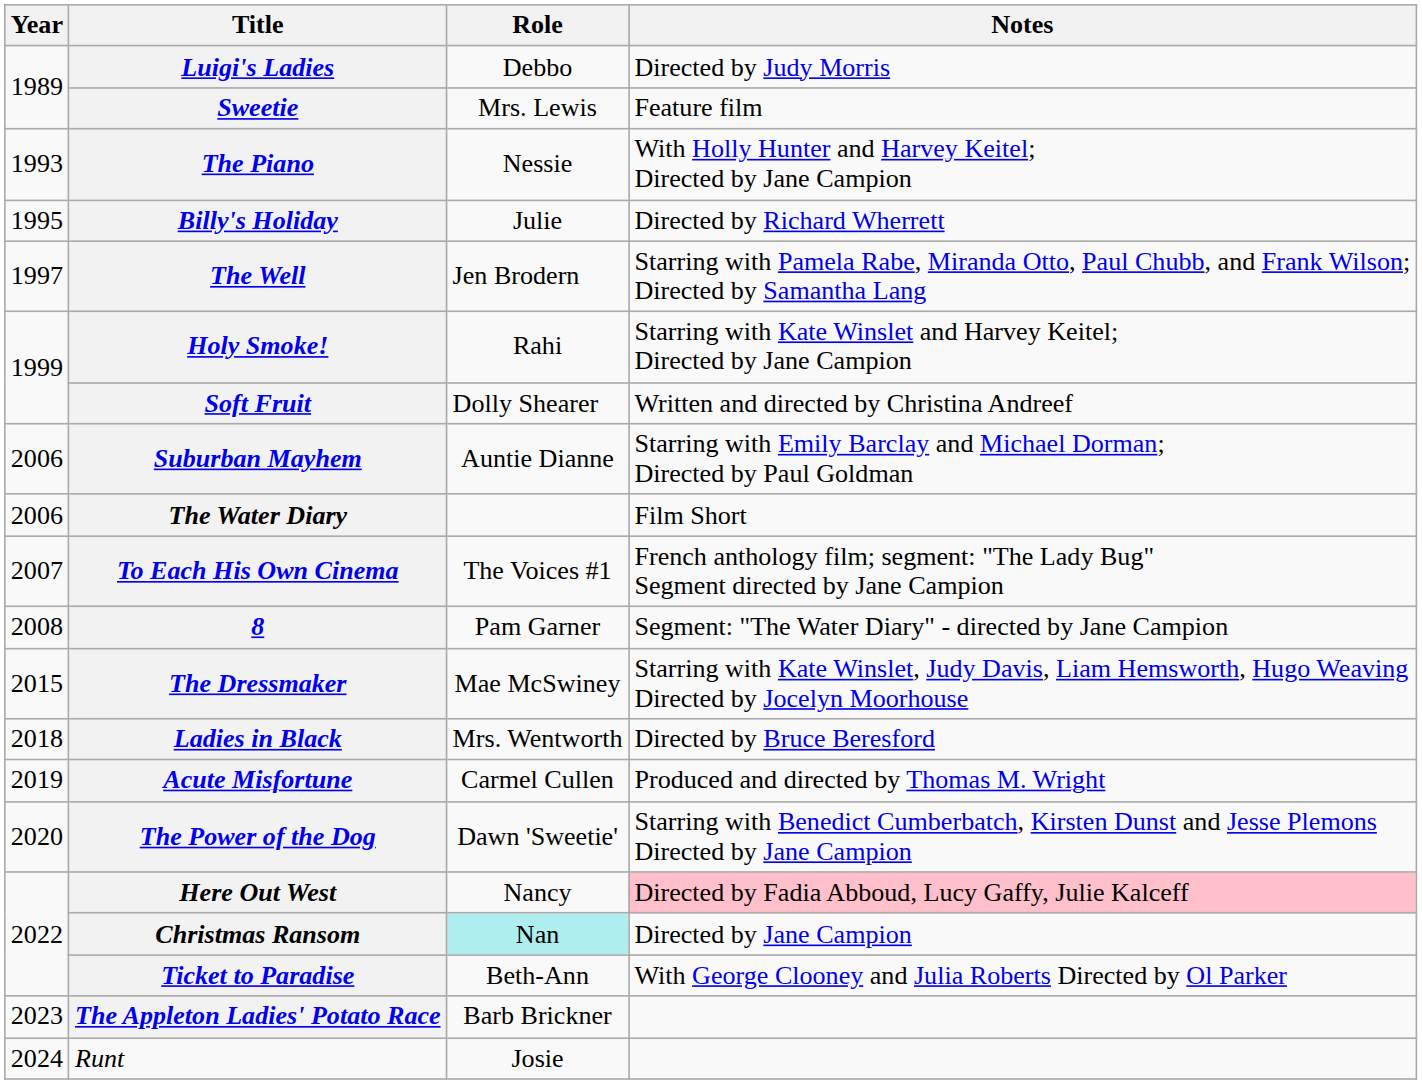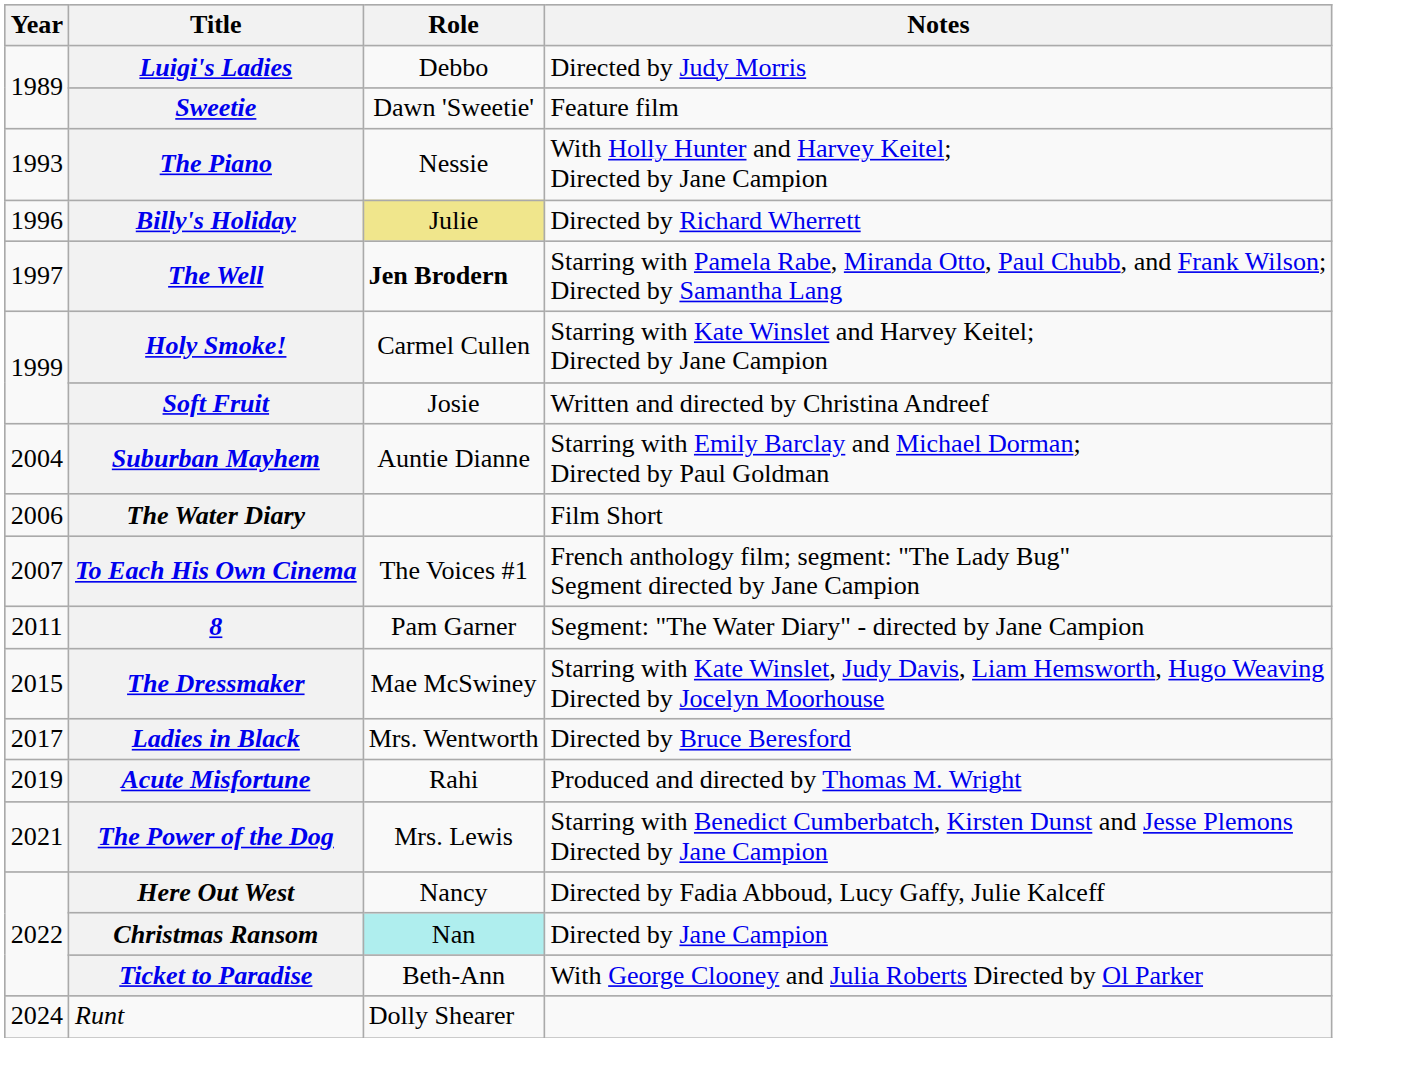(538, 107) Mrs. Lewis -> (454, 107) Dawn 'Sweetie'
(37, 219) 1995 -> (37, 219) 1996
(538, 219) no background -> (454, 219) khaki background
(516, 275) normal -> (438, 275) bold
(538, 346) Rahi -> (454, 346) Carmel Cullen
(525, 402) Dolly Shearer -> (454, 402) Josie
(37, 458) 2006 -> (37, 458) 2004
(37, 626) 2008 -> (37, 626) 2011
(37, 738) 2018 -> (37, 738) 2017
(538, 780) Carmel Cullen -> (454, 780) Rahi
(37, 836) 2020 -> (37, 836) 2021
(538, 836) Dawn 'Sweetie' -> (454, 836) Mrs. Lewis
(912, 892) pink background -> (828, 892) no background
- row: (258, 1016)
(538, 1057) Josie -> (441, 1016) Dolly Shearer
